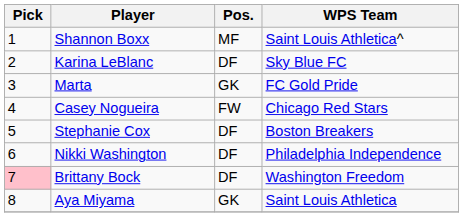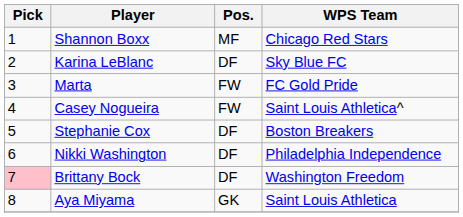(335, 39) Saint Louis Athletica^ -> (327, 39) Chicago Red Stars
(229, 85) GK -> (229, 85) FW
(327, 108) Chicago Red Stars -> (335, 108) Saint Louis Athletica^
